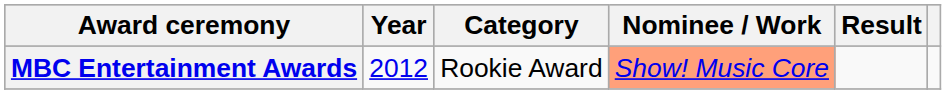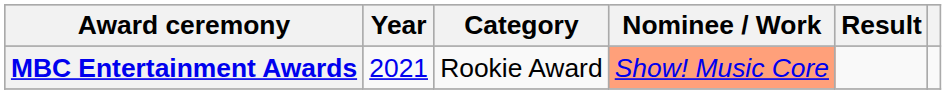(399, 67) 2012 -> (399, 67) 2021
